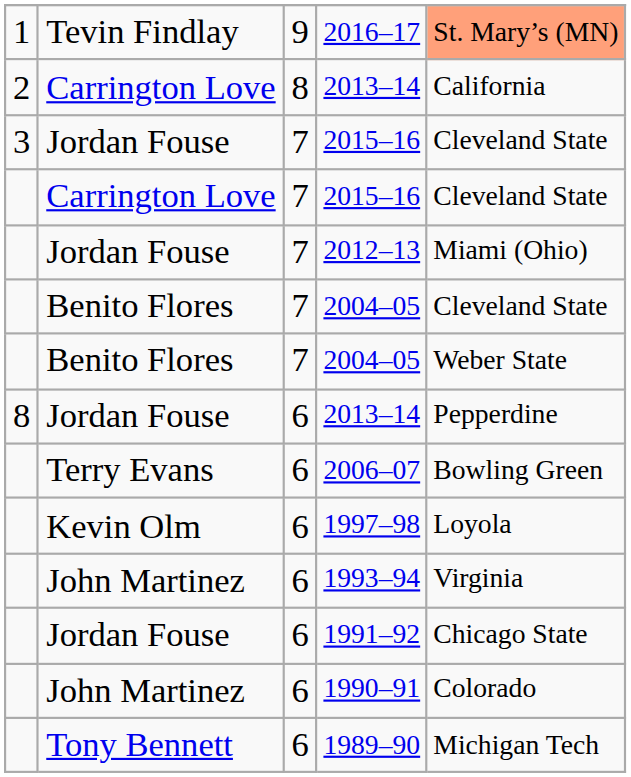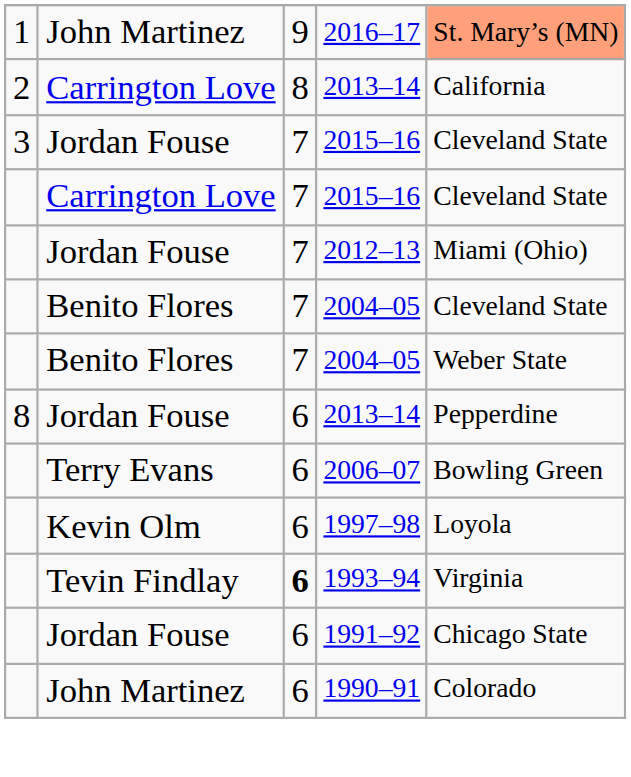(142, 31) Tevin Findlay -> (146, 31) John Martinez
(146, 580) John Martinez -> (142, 580) Tevin Findlay
(300, 580) normal -> (300, 580) bold
- row: (22, 745)
